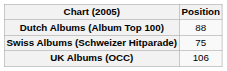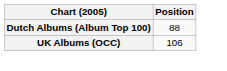- row: (92, 43)
